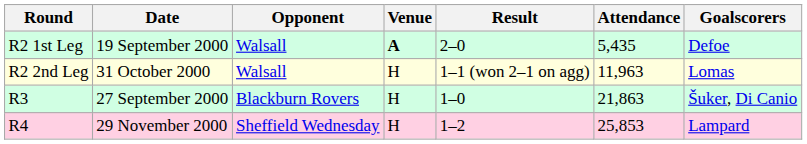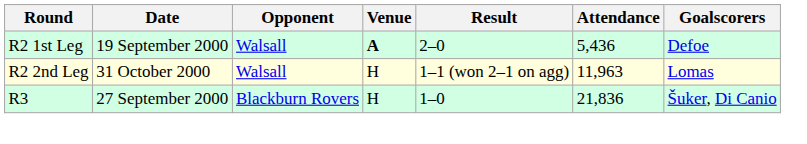(617, 44) 5,435 -> (596, 44) 5,436
(621, 98) 21,863 -> (600, 98) 21,836
- row: (18, 125)
